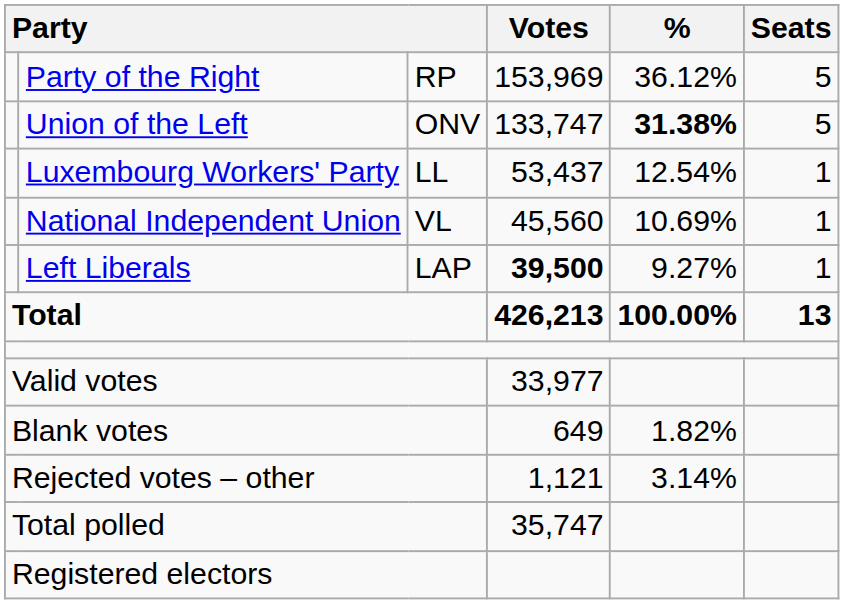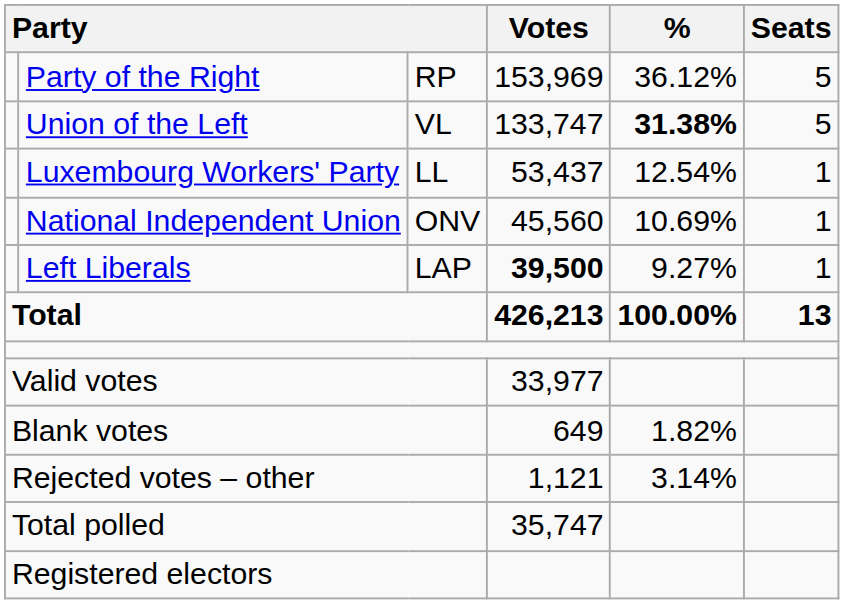(447, 124) ONV -> (433, 124) VL
(433, 220) VL -> (447, 220) ONV
